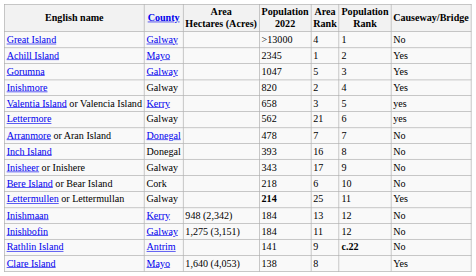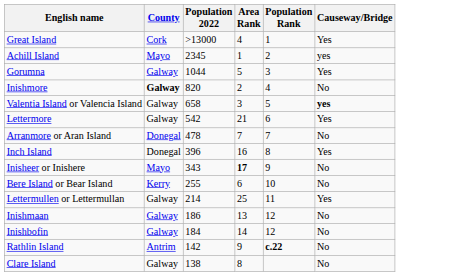- column: (221, 18)
(162, 39) Galway -> (157, 39) Cork
(399, 39) No -> (324, 39) Yes
(400, 55) Yes -> (324, 55) yes
(272, 71) 1047 -> (195, 71) 1044
(162, 87) normal -> (163, 87) bold
(400, 87) Yes -> (323, 87) No
(158, 103) Kerry -> (162, 103) Galway
(400, 103) normal -> (324, 103) bold
(269, 119) 562 -> (193, 119) 542
(400, 119) yes -> (324, 119) Yes
(269, 151) 393 -> (193, 151) 396
(399, 151) No -> (324, 151) Yes
(162, 167) Galway -> (158, 167) Mayo
(318, 167) normal -> (242, 167) bold
(157, 183) Cork -> (158, 183) Kerry
(269, 183) 218 -> (193, 183) 255
(269, 199) bold -> (193, 199) normal
(158, 215) Kerry -> (162, 215) Galway
(269, 215) 184 -> (193, 215) 186
(318, 231) 11 -> (242, 231) 14
(269, 247) 141 -> (193, 247) 142
(158, 263) Mayo -> (162, 263) Galway
(400, 263) Yes -> (323, 263) No
